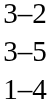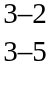- row: (25, 89)
